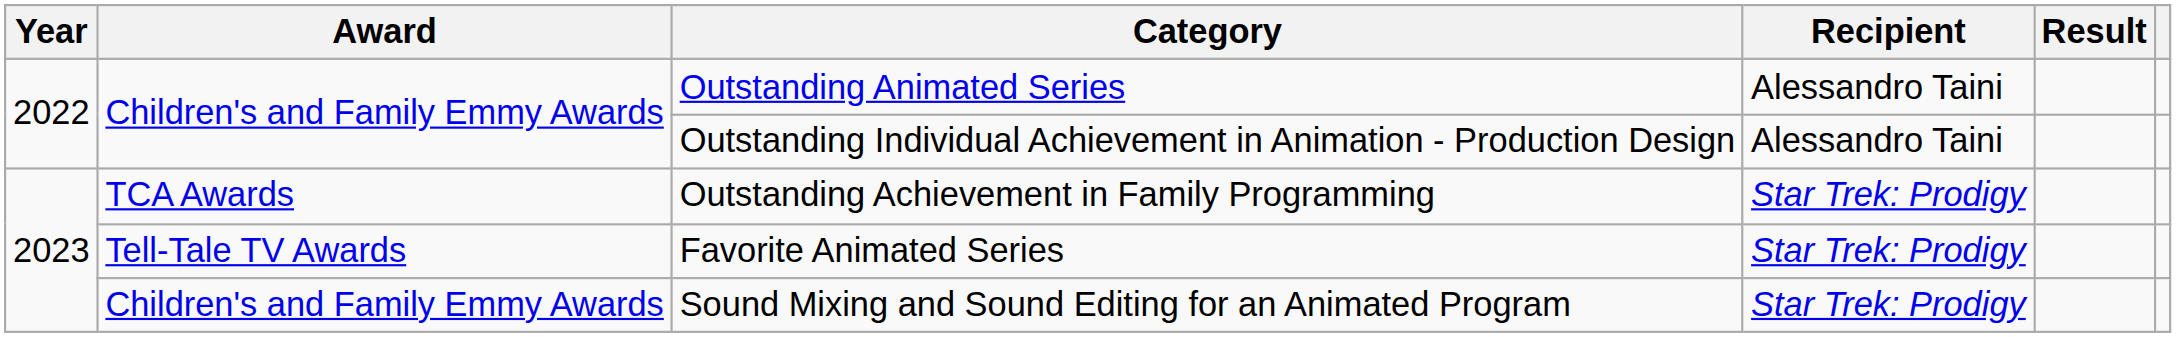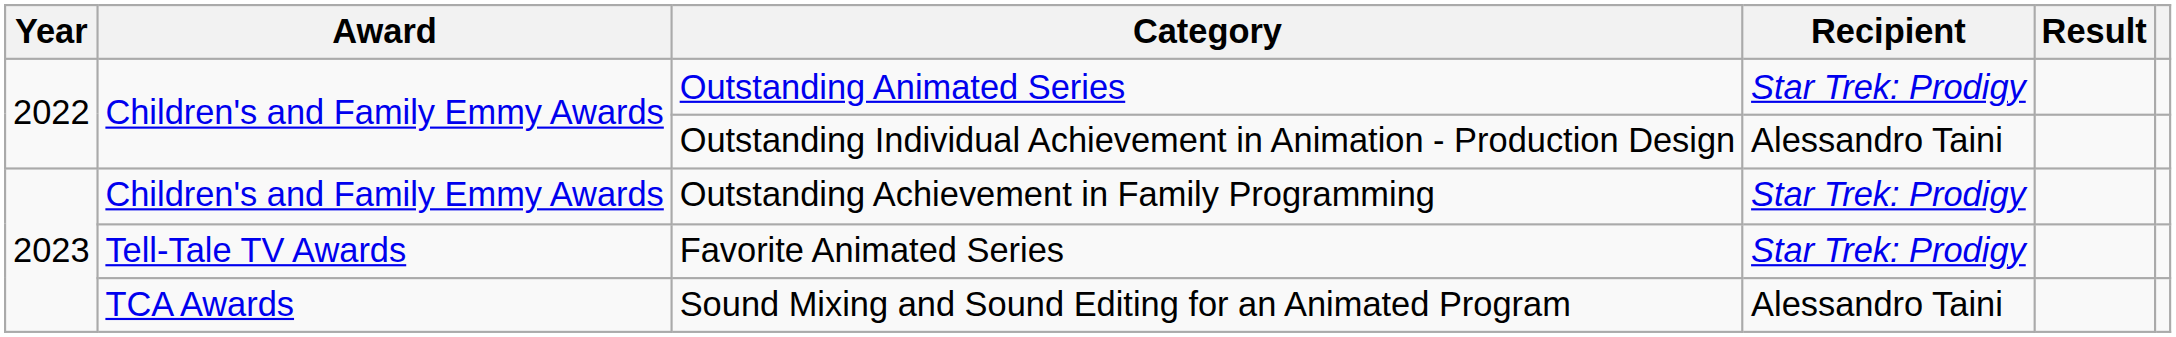(1877, 86) Alessandro Taini -> (1888, 86) Star Trek: Prodigy
(200, 195) TCA Awards -> (385, 195) Children's and Family Emmy Awards
(385, 304) Children's and Family Emmy Awards -> (200, 304) TCA Awards
(1888, 304) Star Trek: Prodigy -> (1877, 304) Alessandro Taini
